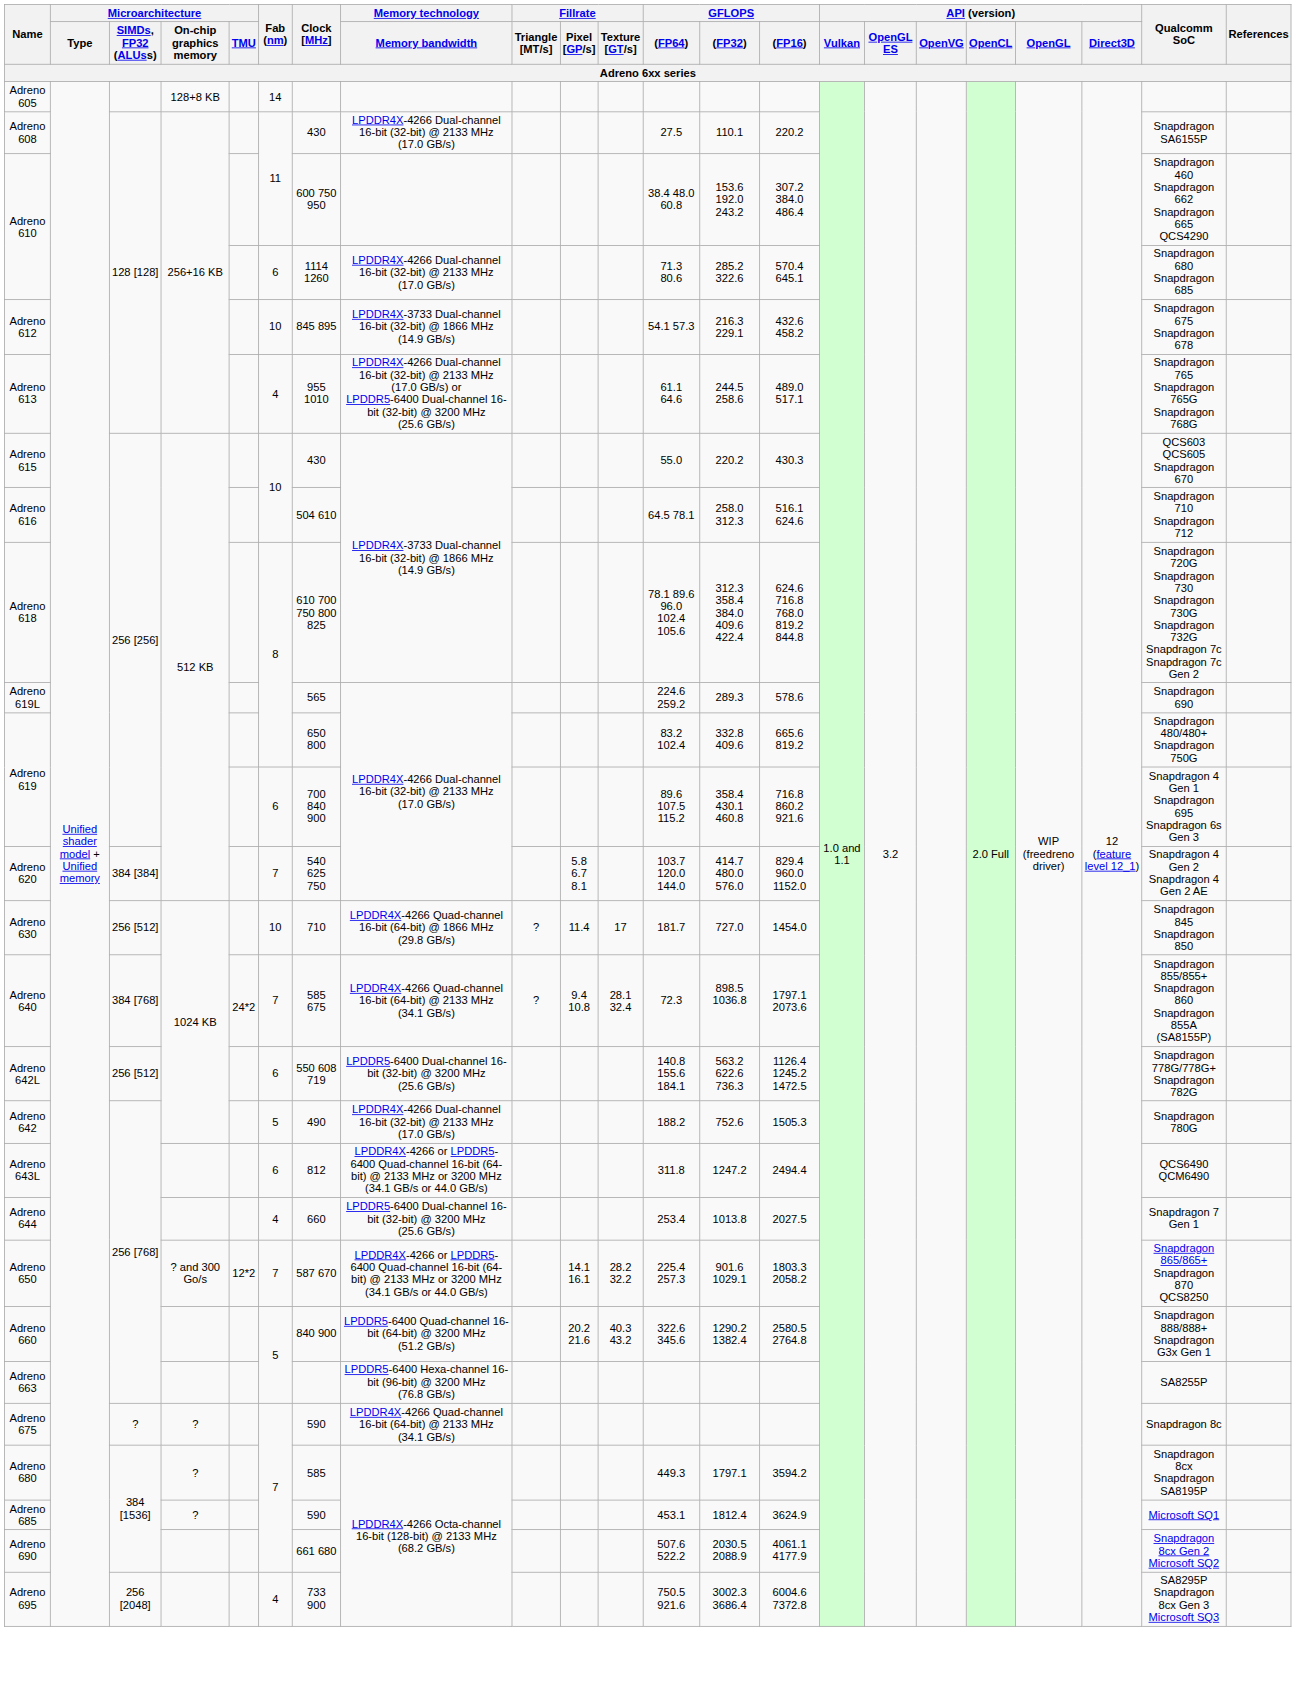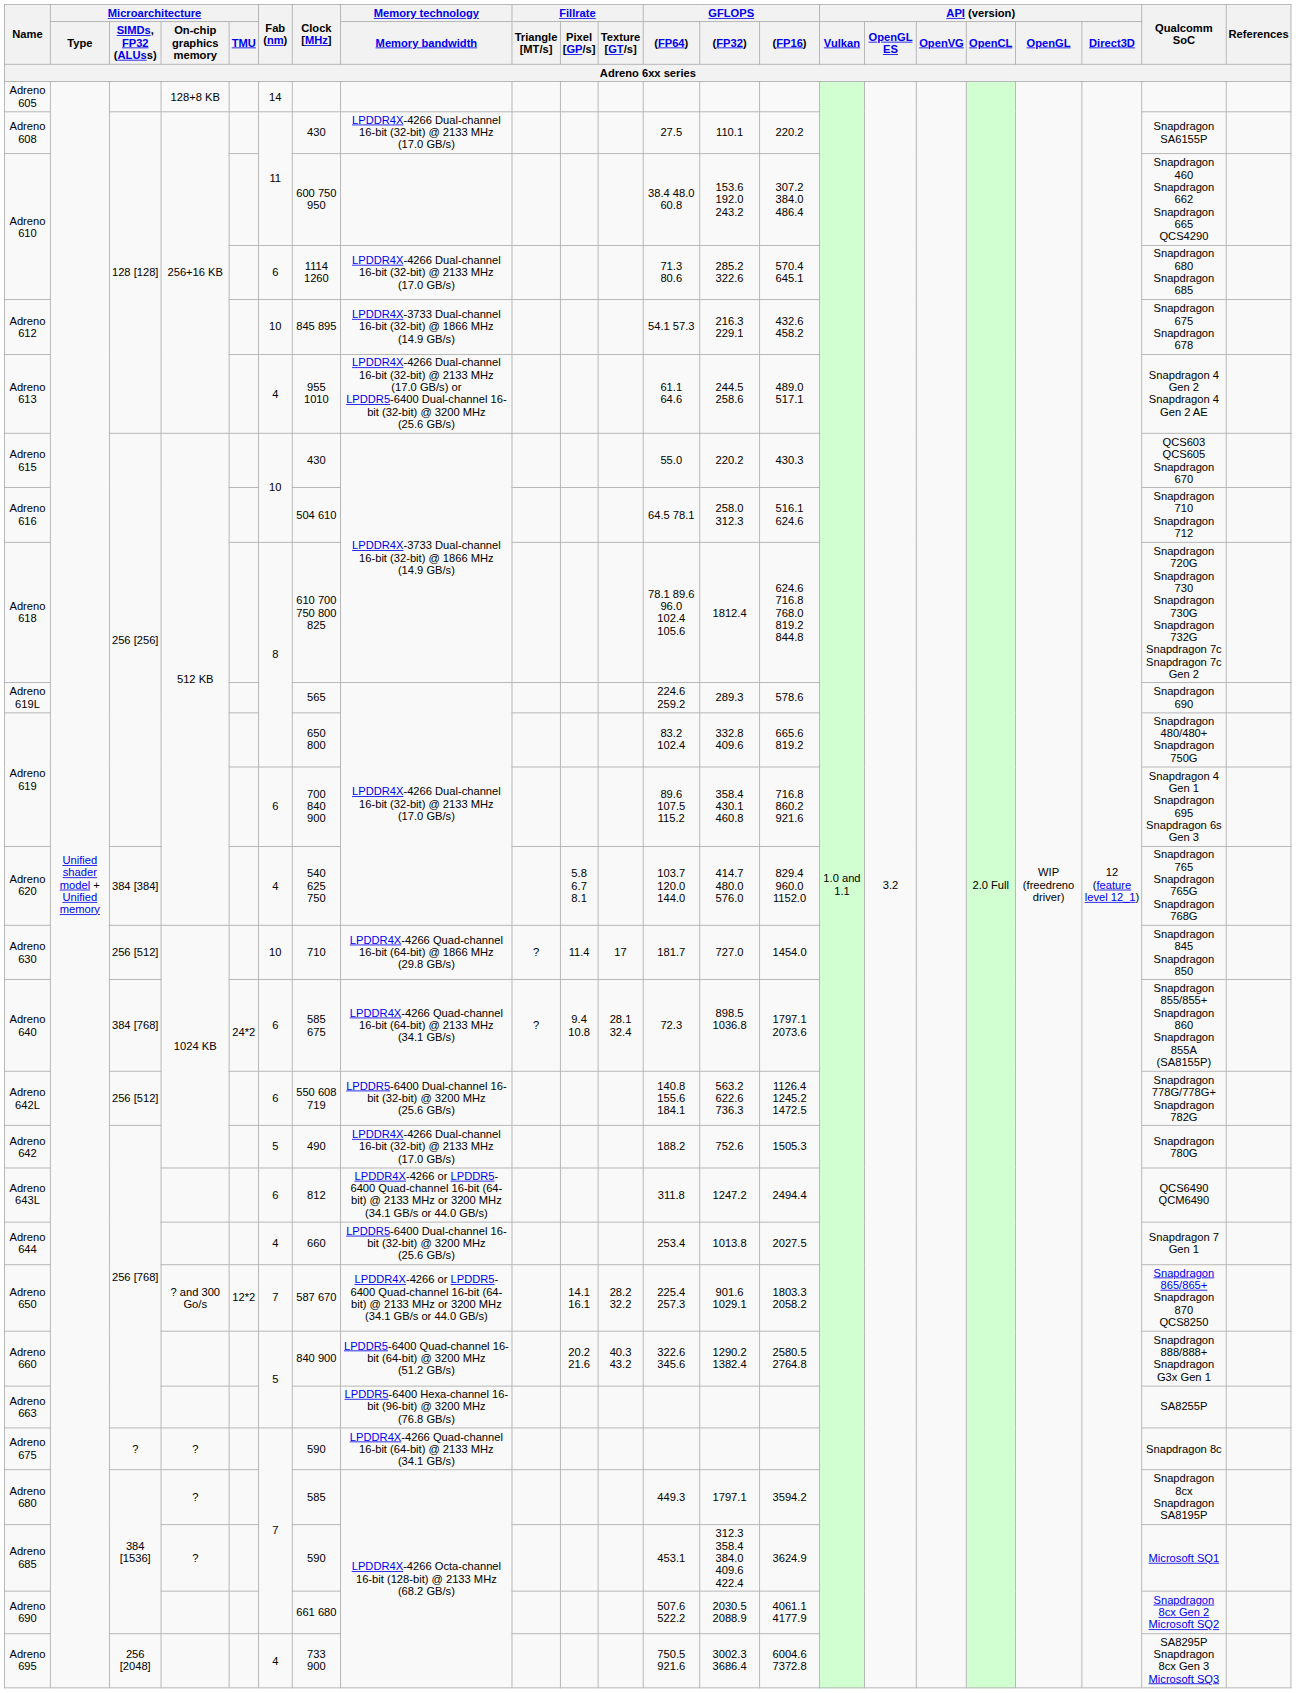(1184, 393) Snapdragon 765 Snapdragon 765G Snapdragon 768G -> (1184, 393) Snapdragon 4 Gen 2 Snapdragon 4 Gen 2 AE
(730, 612) 312.3 358.4 384.0 409.6 422.4 -> (730, 612) 1812.4
(275, 873) 7 -> (275, 885) 4
(1184, 873) Snapdragon 4 Gen 2 Snapdragon 4 Gen 2 AE -> (1184, 885) Snapdragon 765 Snapdragon 765G Snapdragon 768G
(275, 1000) 7 -> (275, 1025) 6
(730, 1514) 1812.4 -> (730, 1558) 312.3 358.4 384.0 409.6 422.4
